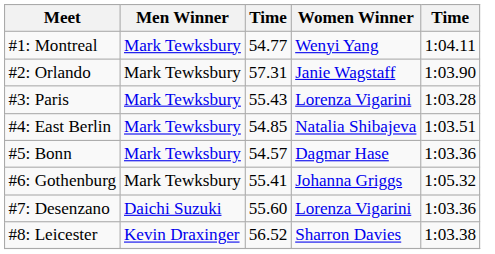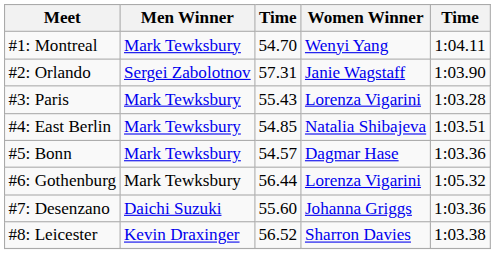(268, 45) 54.77 -> (278, 45) 54.70
(182, 72) Mark Tewksbury -> (187, 72) Sergei Zabolotnov
(268, 180) 55.41 -> (278, 180) 56.44
(349, 180) Johanna Griggs -> (363, 180) Lorenza Vigarini
(353, 208) Lorenza Vigarini -> (358, 208) Johanna Griggs
